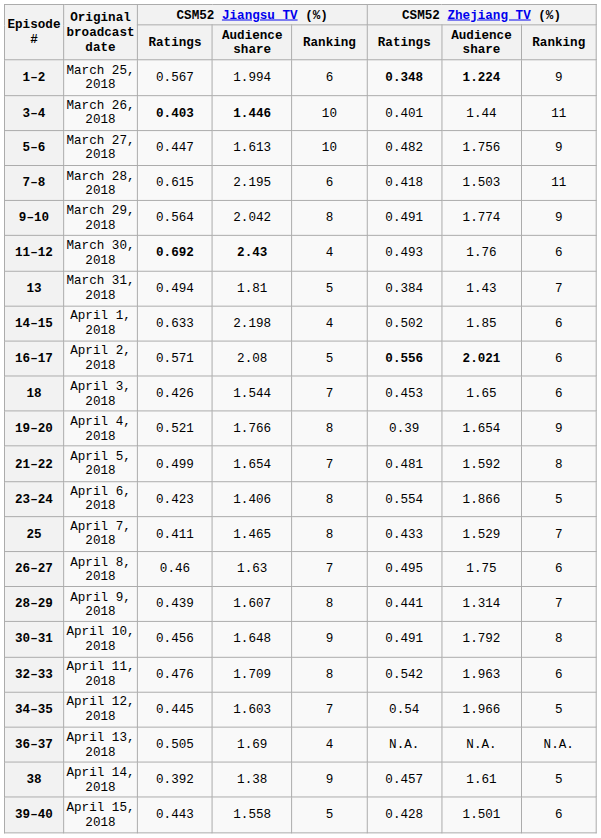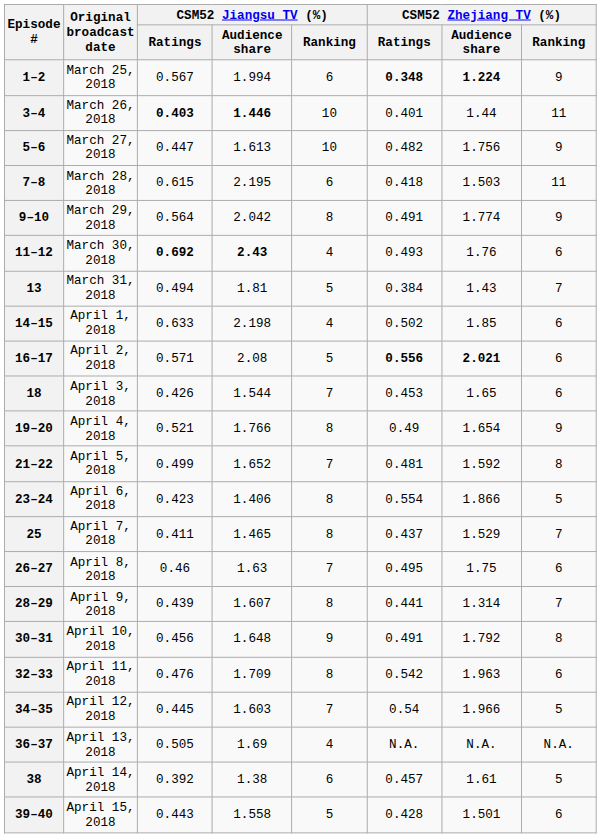(404, 429) 0.39 -> (404, 429) 0.49
(252, 464) 1.654 -> (252, 464) 1.652
(404, 534) 0.433 -> (404, 534) 0.437
(329, 780) 9 -> (329, 780) 6
